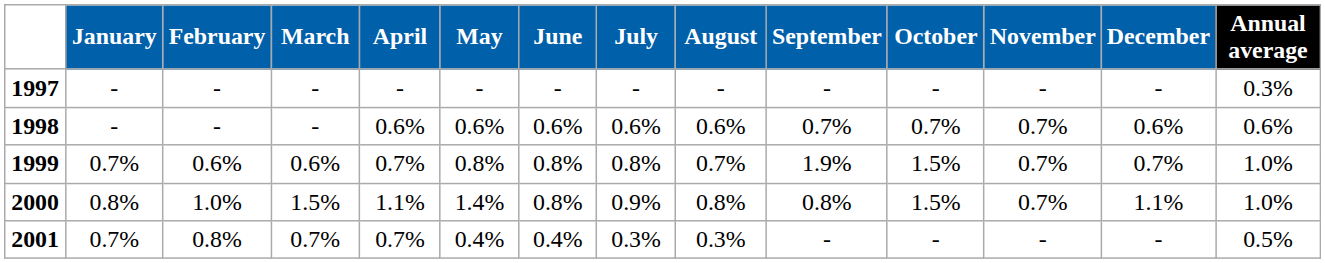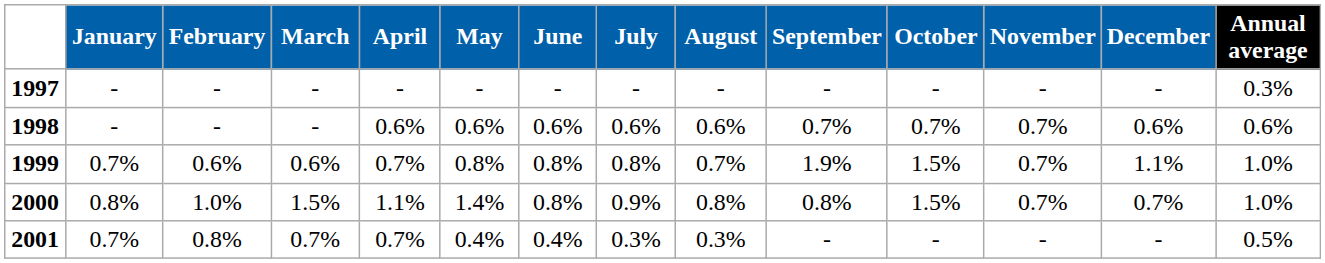(1158, 163) 0.7% -> (1158, 163) 1.1%
(1158, 201) 1.1% -> (1158, 201) 0.7%
